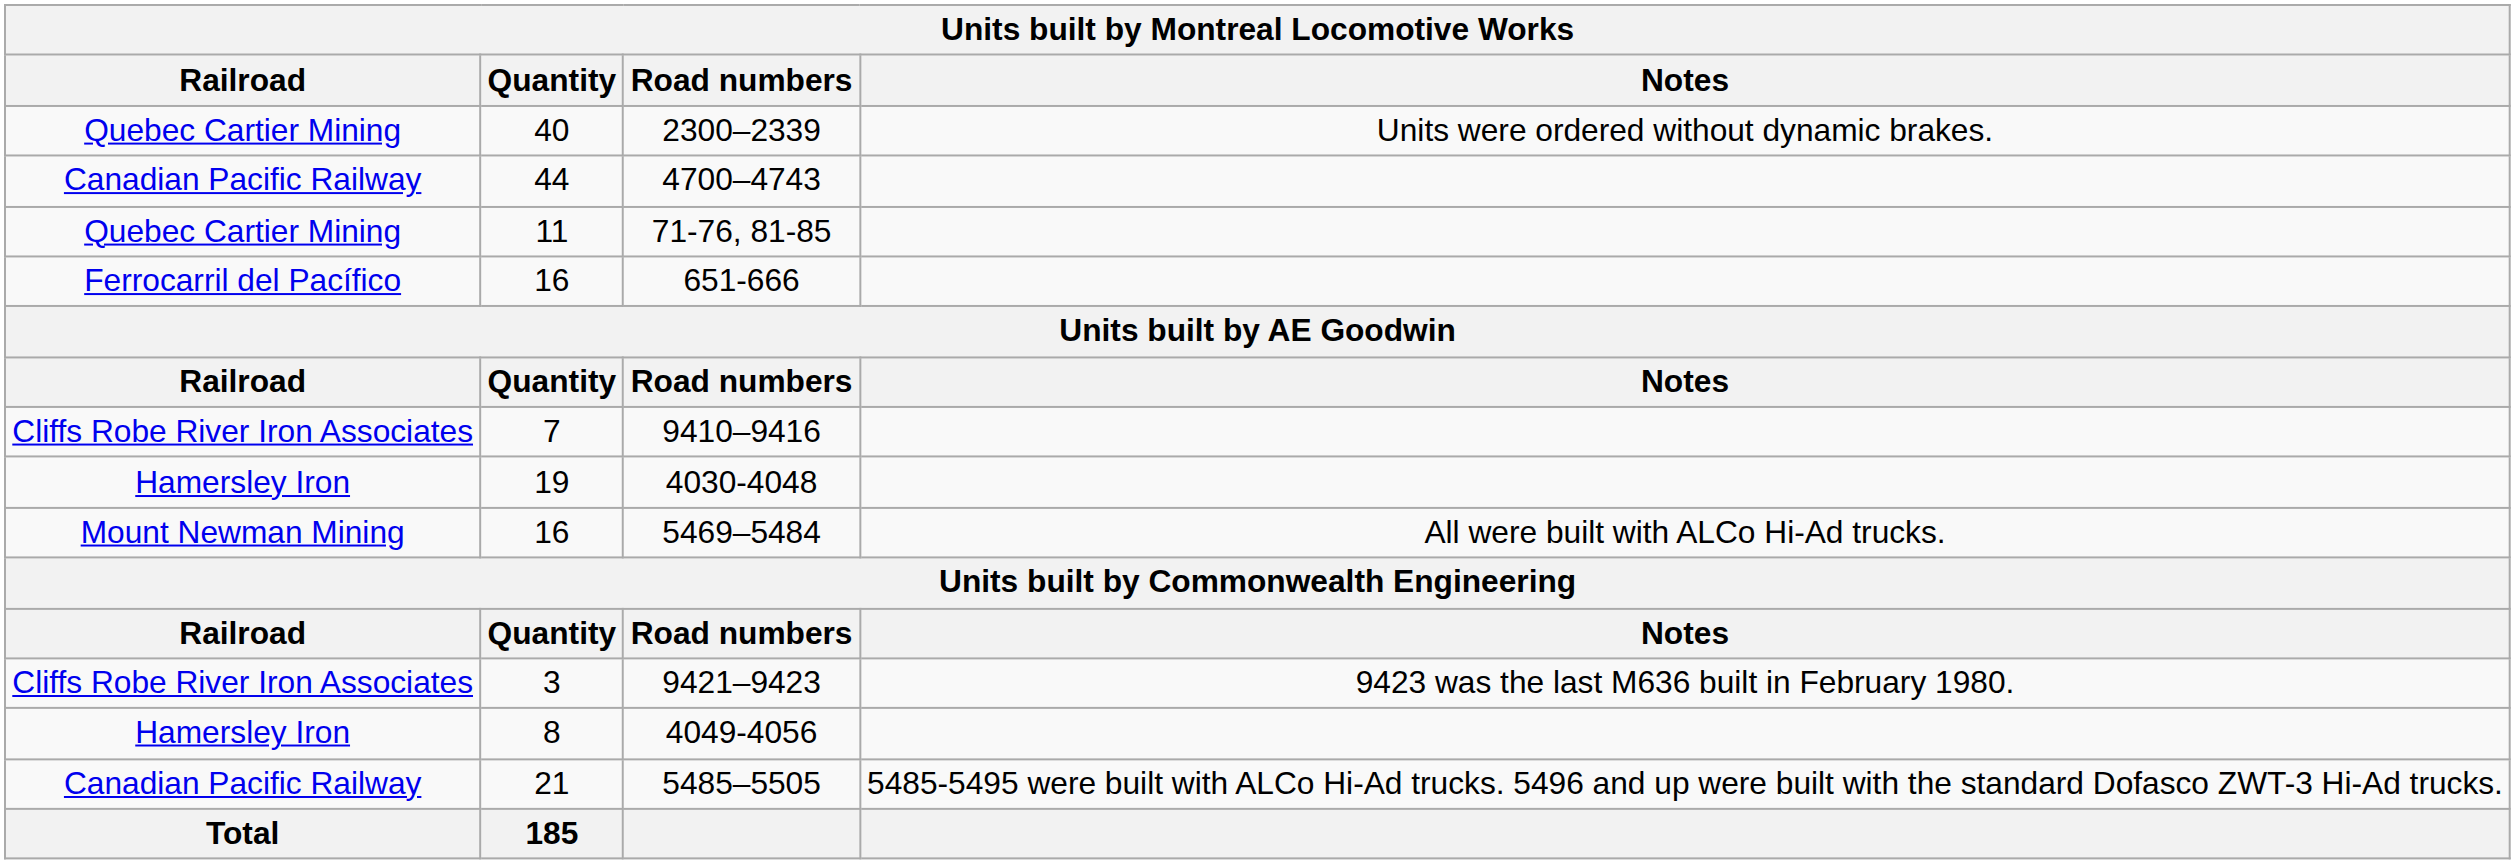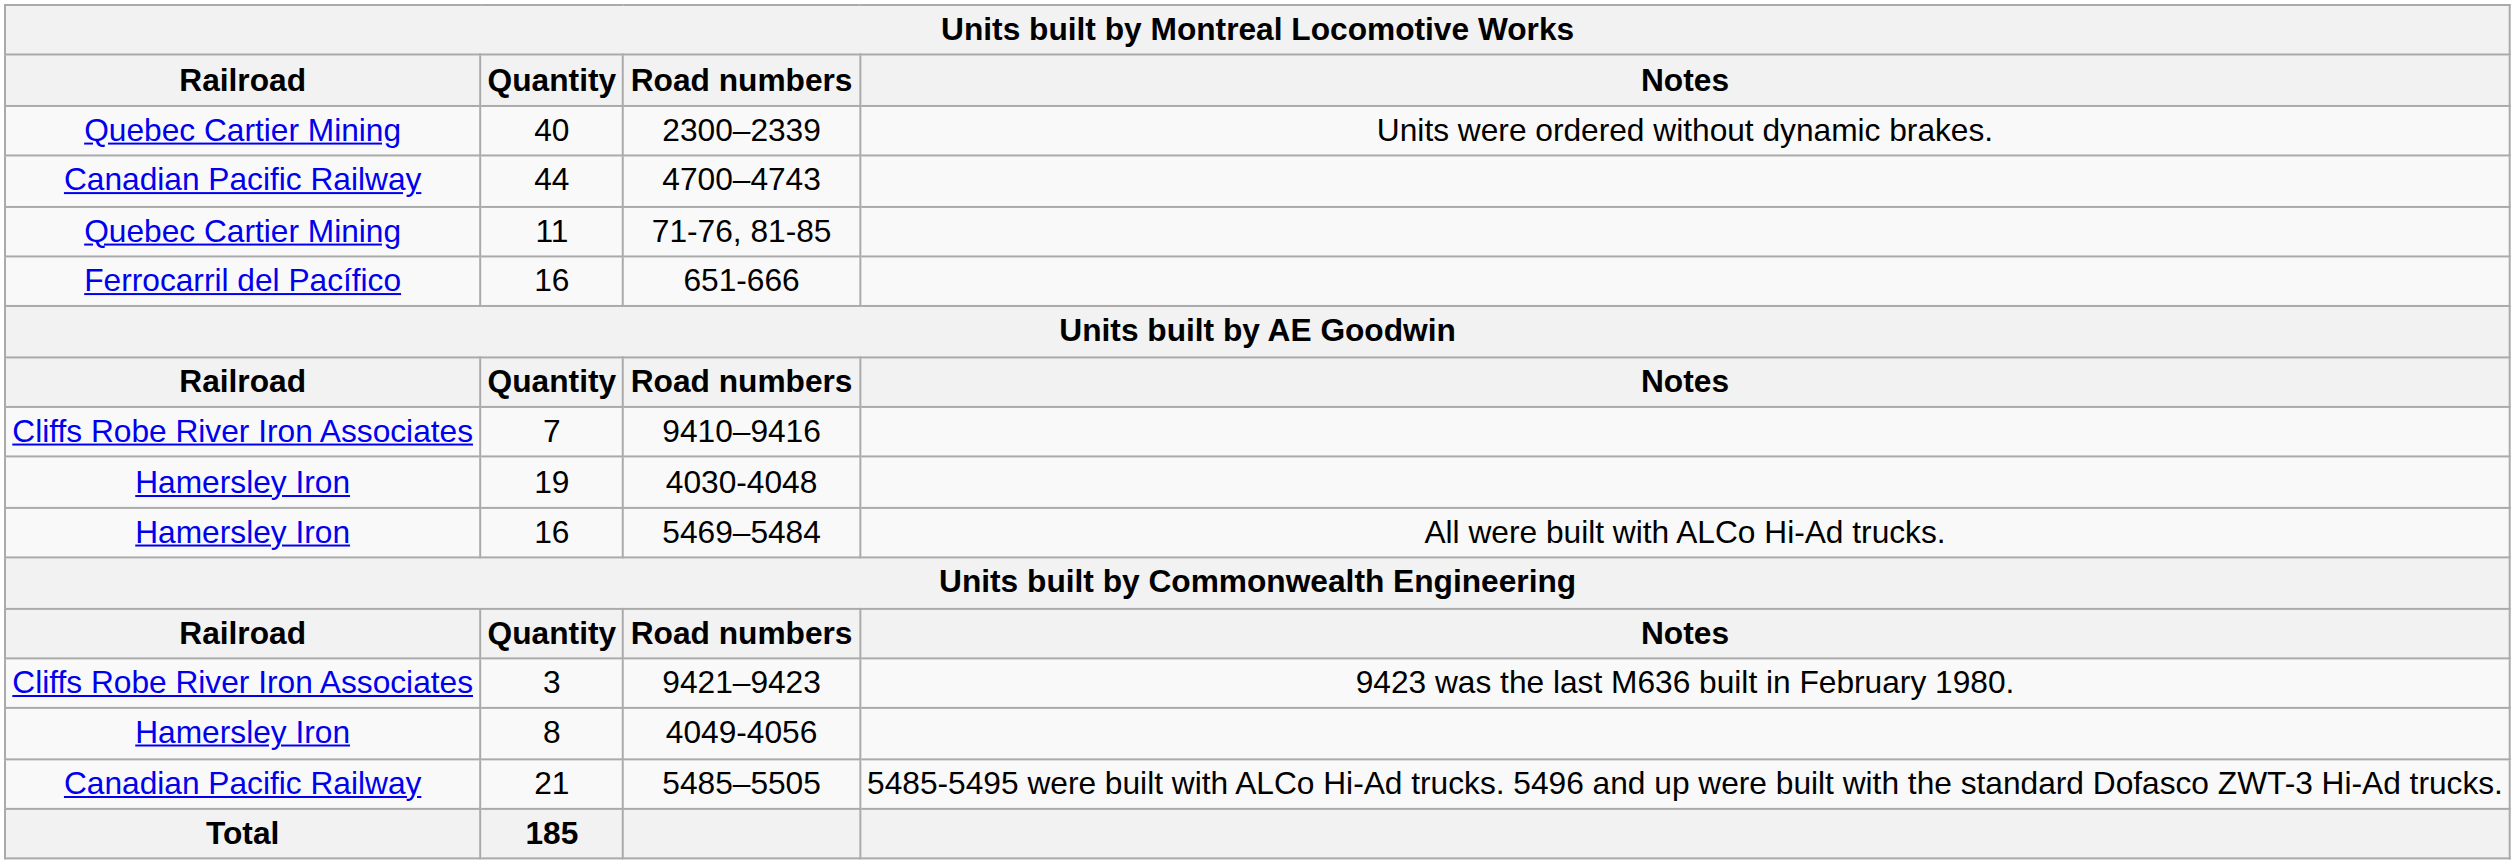(243, 532) Mount Newman Mining -> (243, 532) Hamersley Iron
